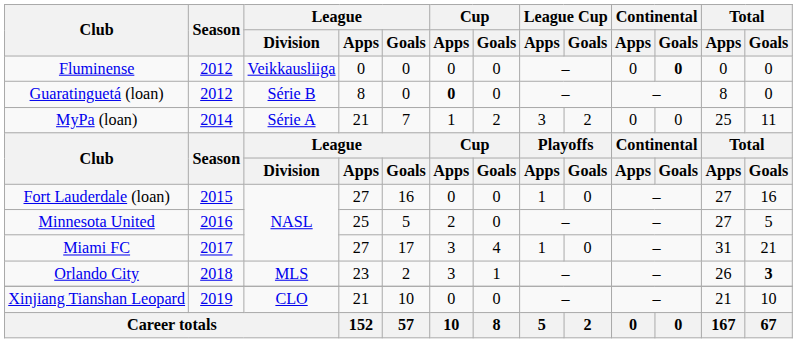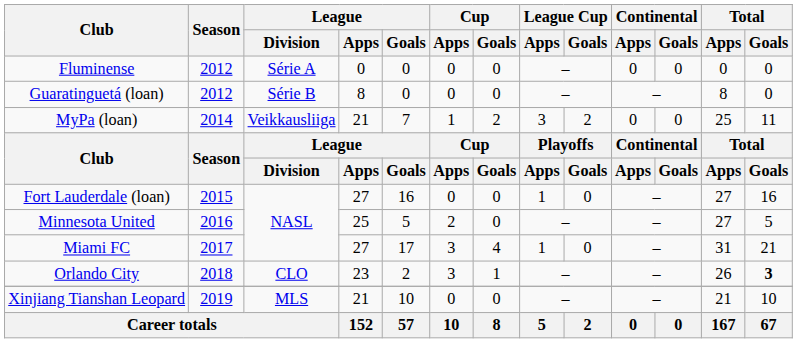(292, 68) Veikkausliiga -> (292, 68) Série A
(678, 68) bold -> (678, 68) normal
(451, 94) bold -> (451, 94) normal
(292, 119) Série A -> (292, 119) Veikkausliiga
(292, 273) MLS -> (292, 273) CLO
(292, 299) CLO -> (292, 299) MLS
